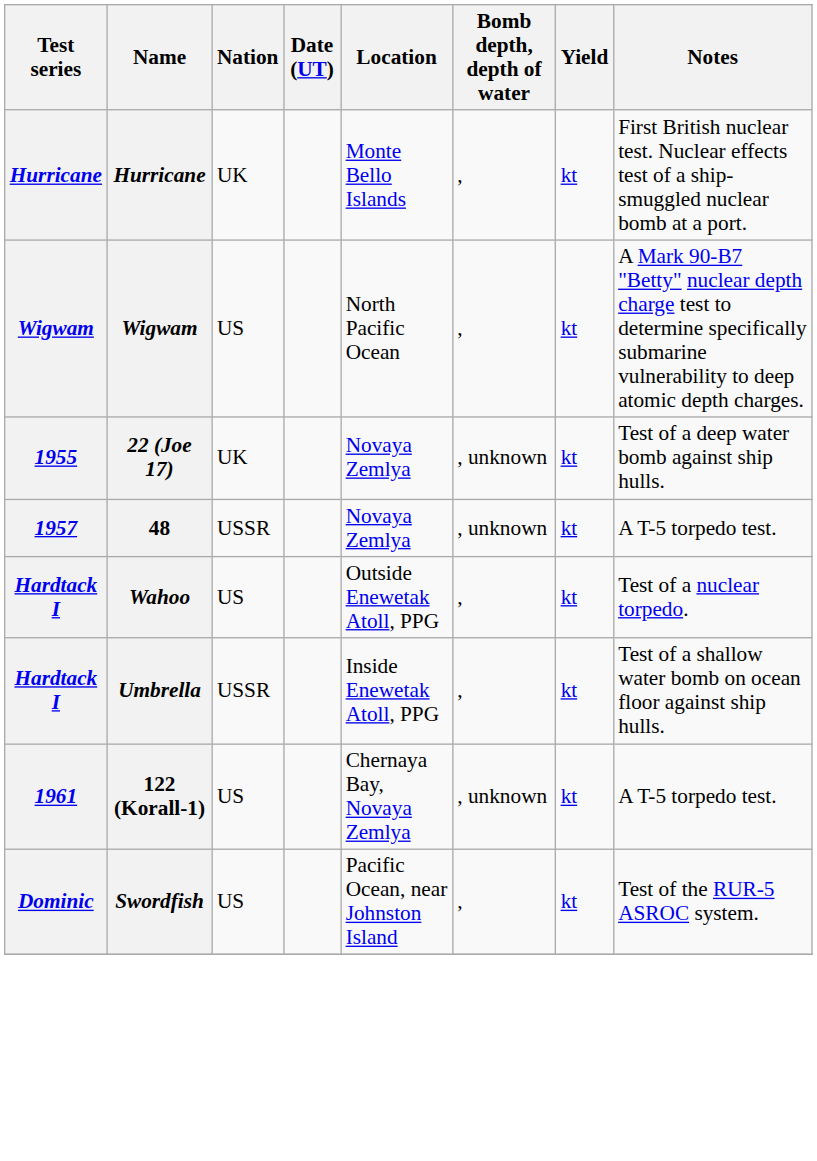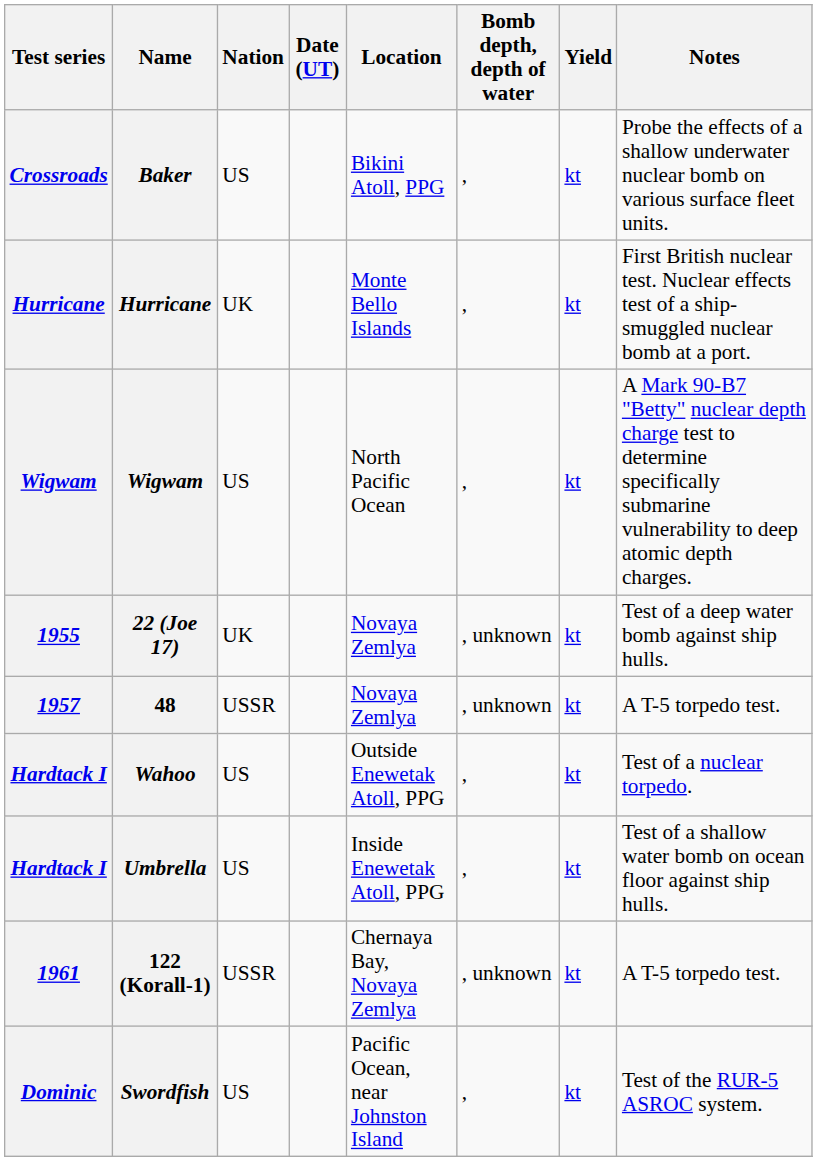+ row: (165, 174)
(244, 690) USSR -> (236, 868) US
(231, 796) US -> (249, 973) USSR
